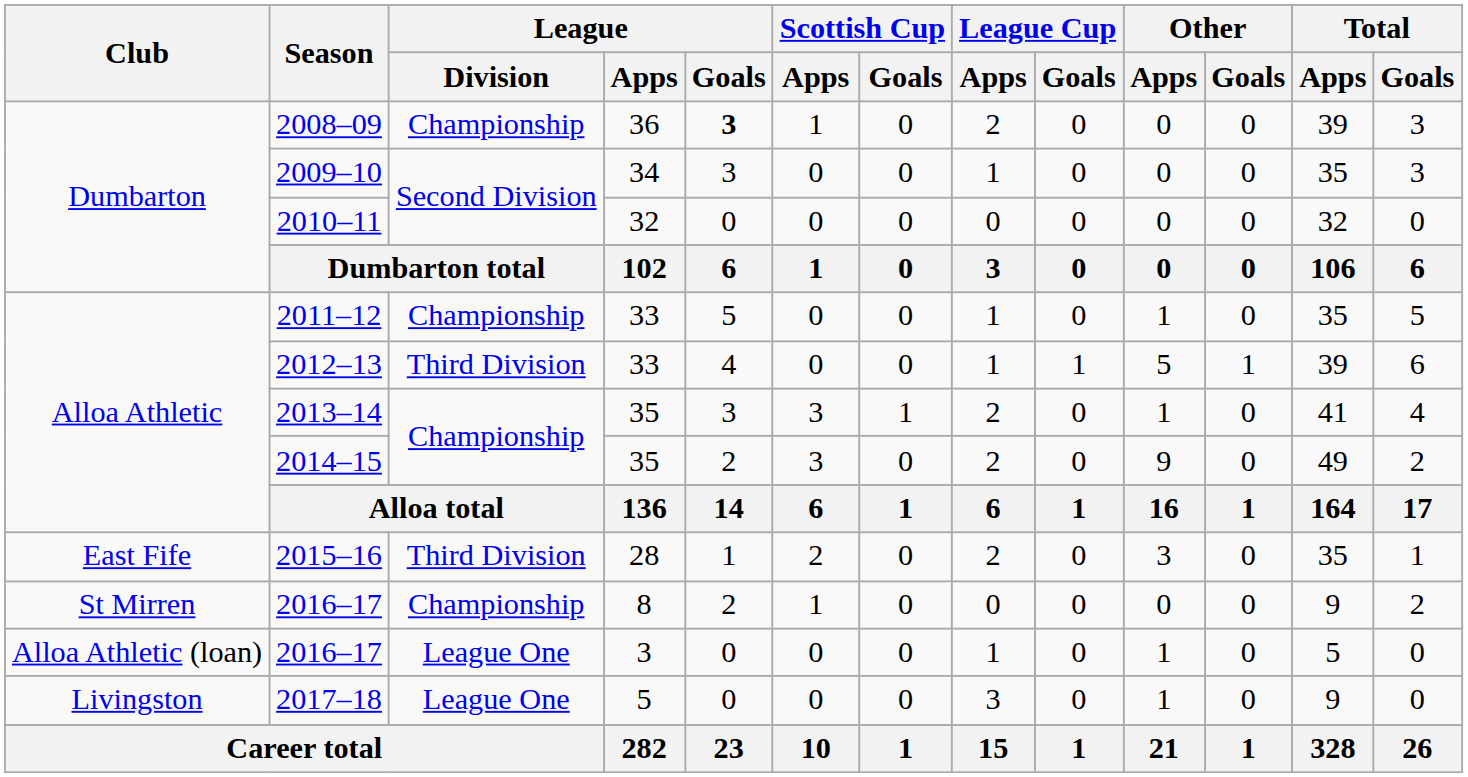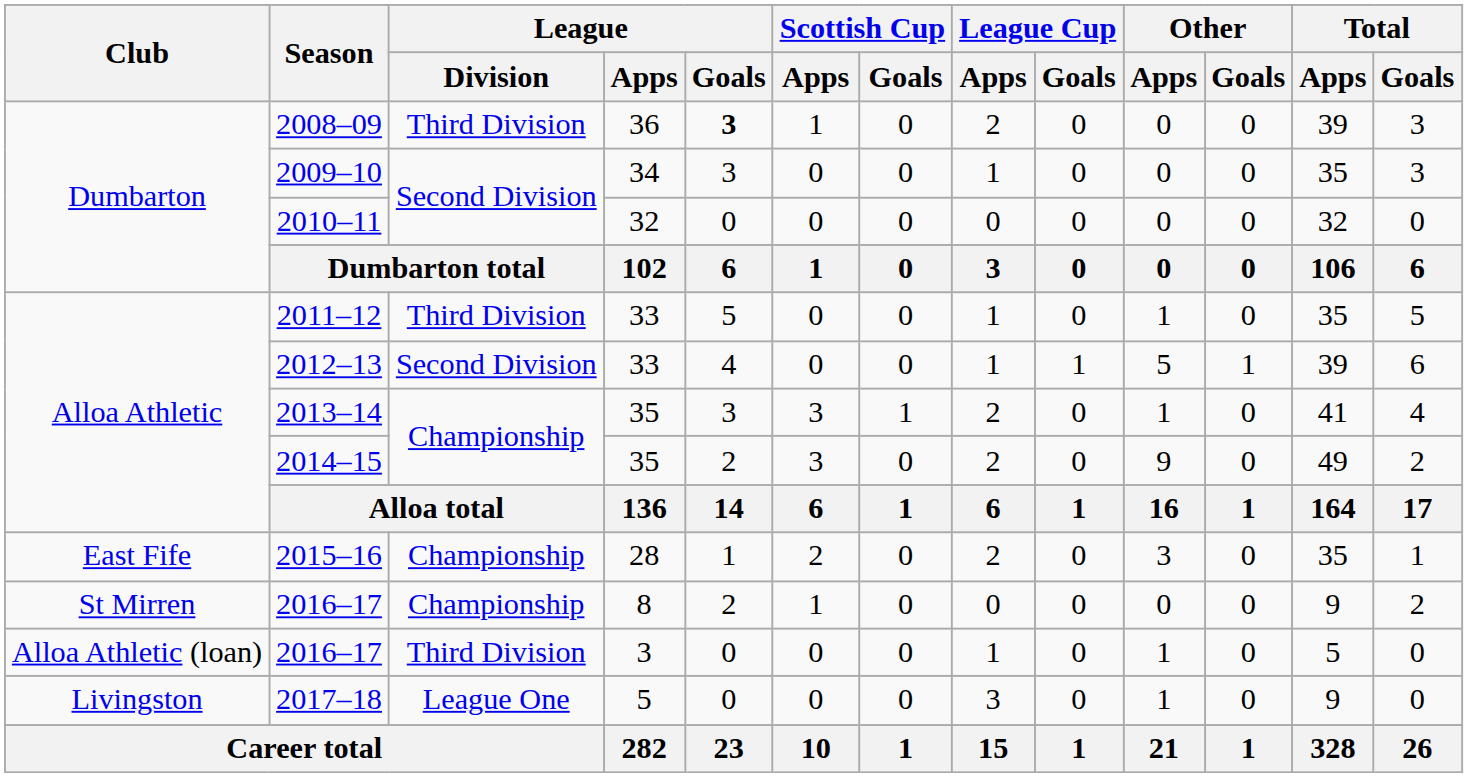(496, 124) Championship -> (496, 124) Third Division
(496, 316) Championship -> (496, 316) Third Division
(496, 364) Third Division -> (496, 364) Second Division
(496, 556) Third Division -> (496, 556) Championship
(496, 651) League One -> (496, 651) Third Division
